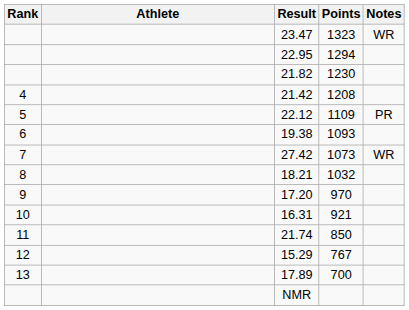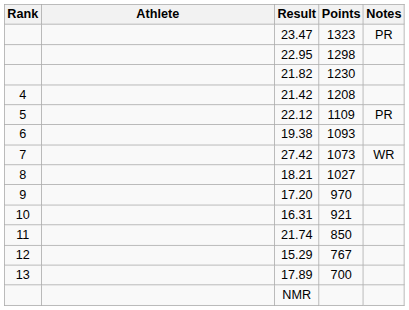(384, 34) WR -> (384, 34) PR
(341, 54) 1294 -> (341, 54) 1298
(341, 174) 1032 -> (341, 174) 1027
